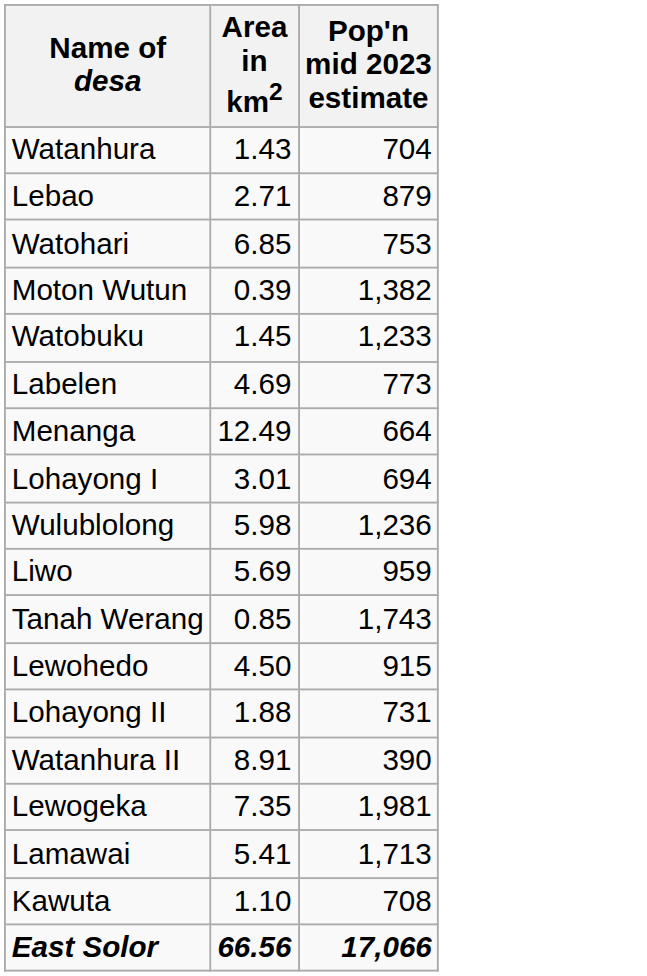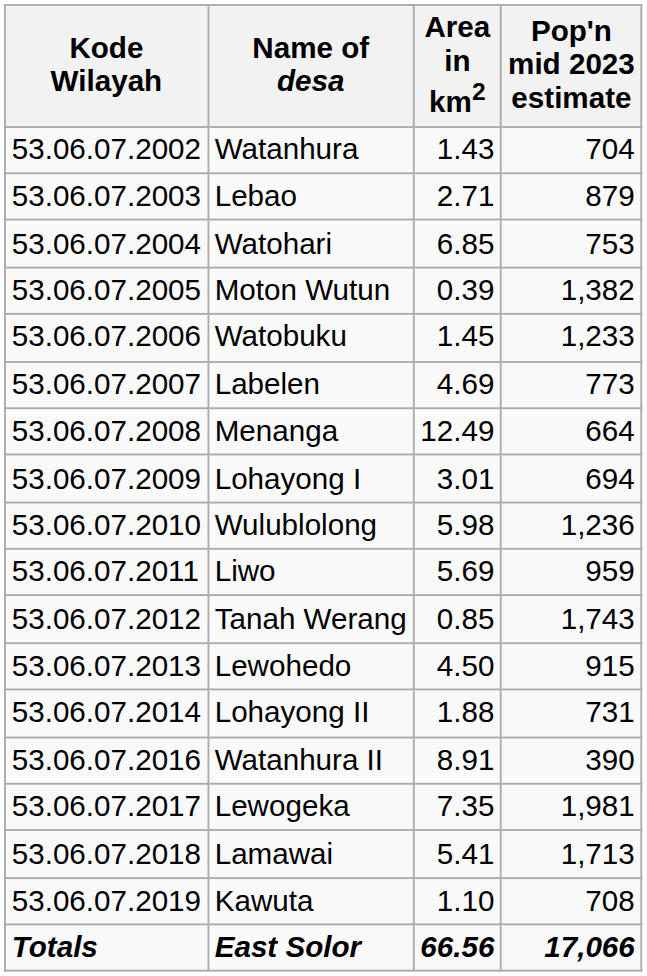+ column: (106, 65)
